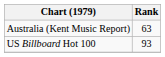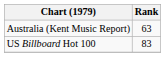(146, 44) 93 -> (146, 44) 83
